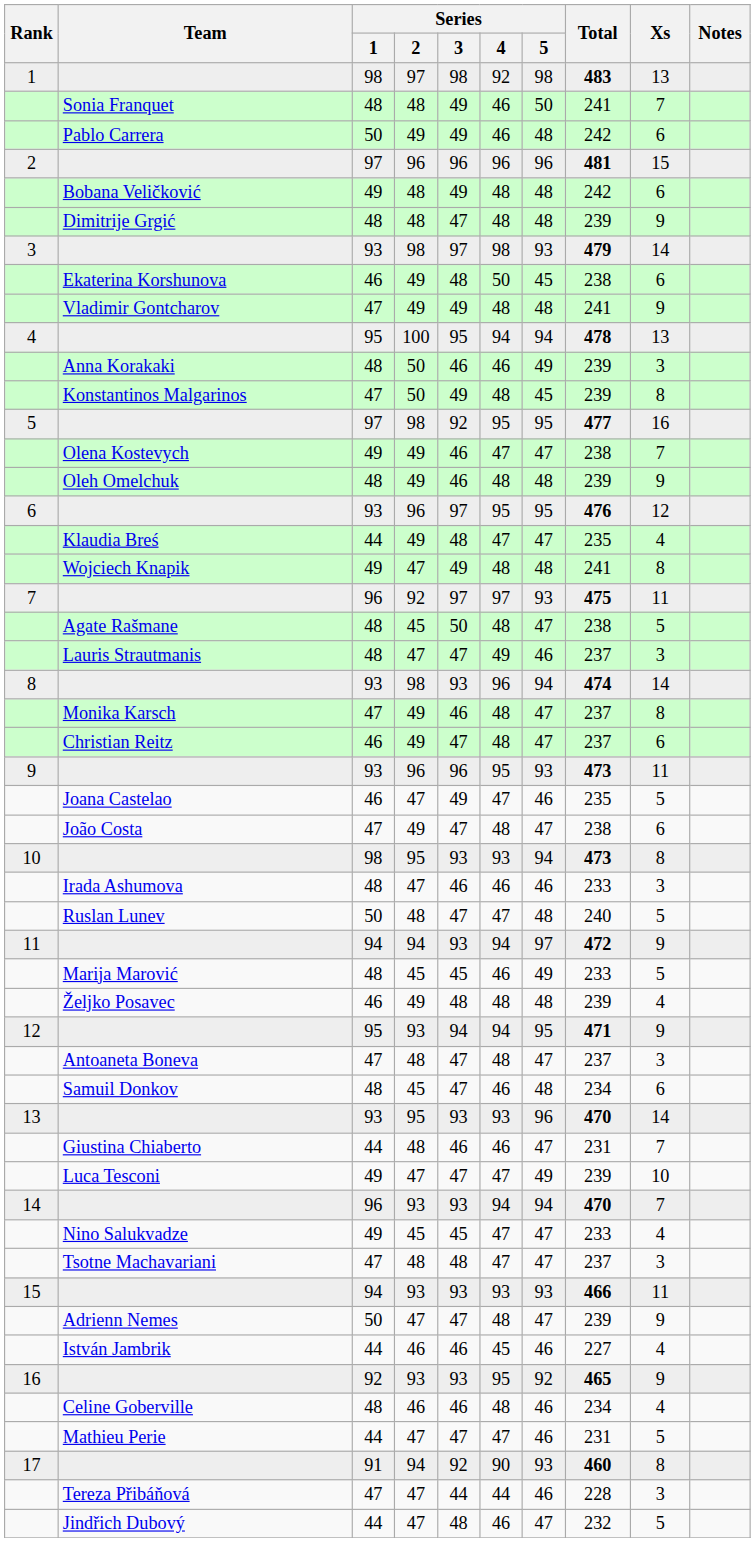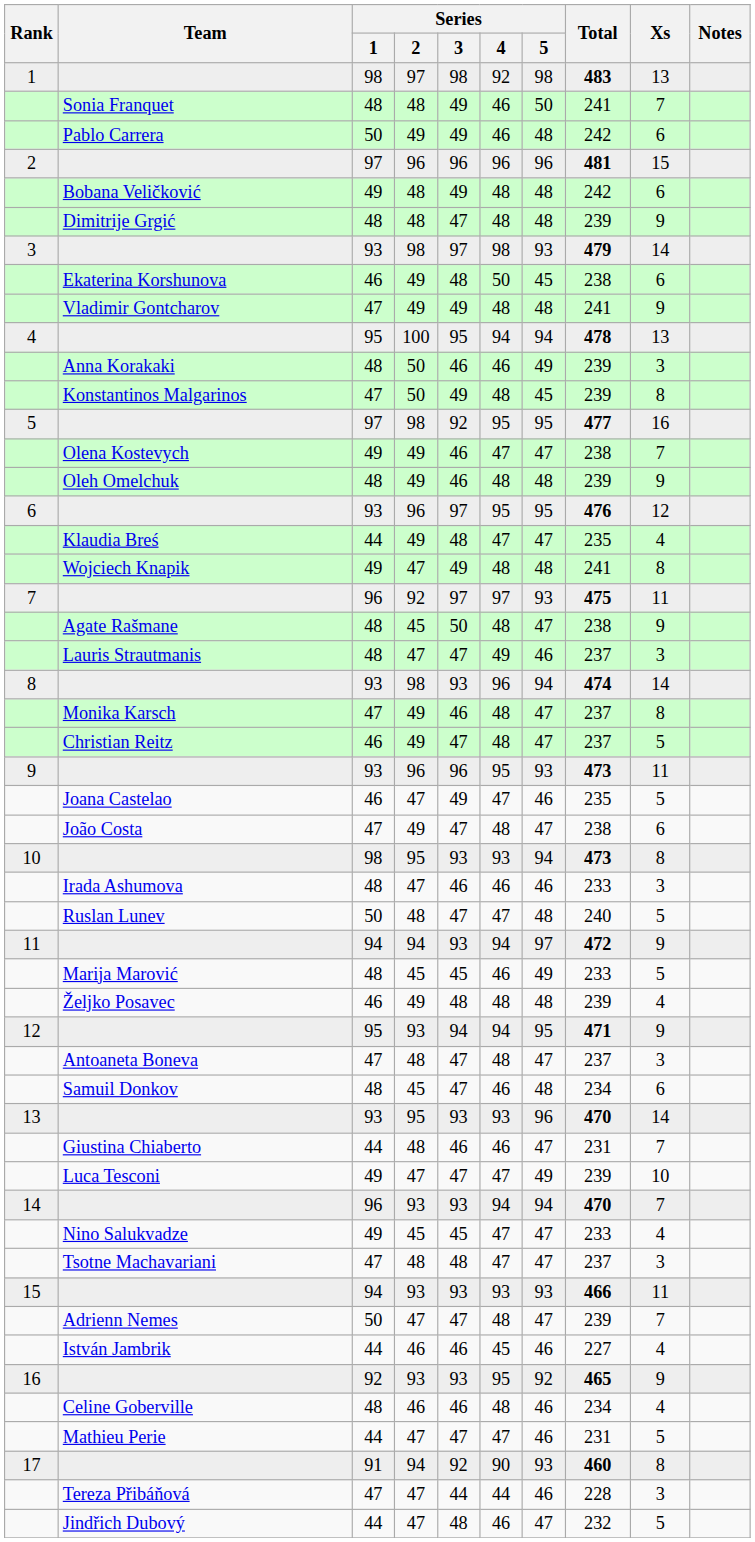(660, 626) 5 -> (660, 626) 9
(660, 742) 6 -> (660, 742) 5
(660, 1320) 9 -> (660, 1320) 7
